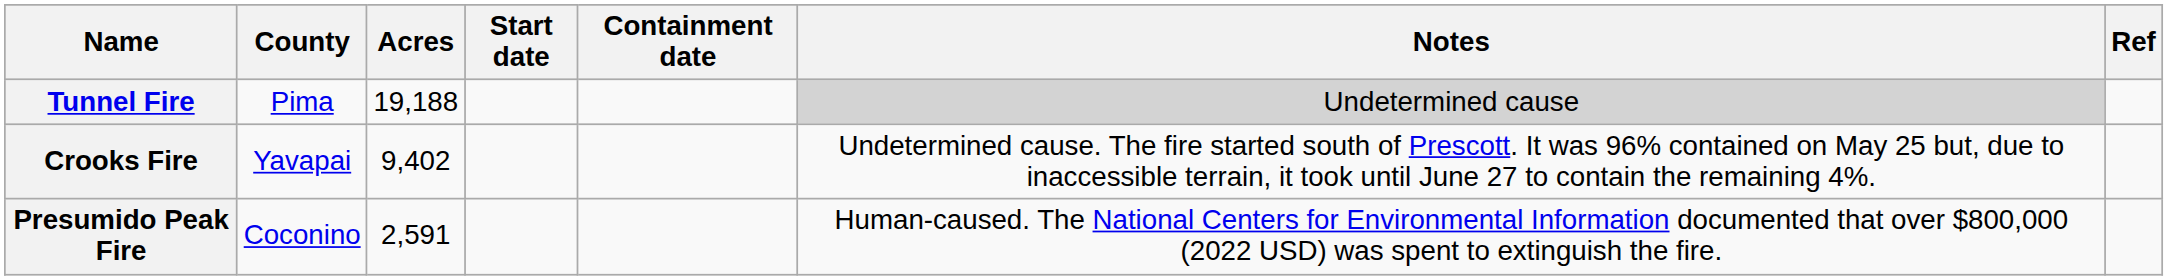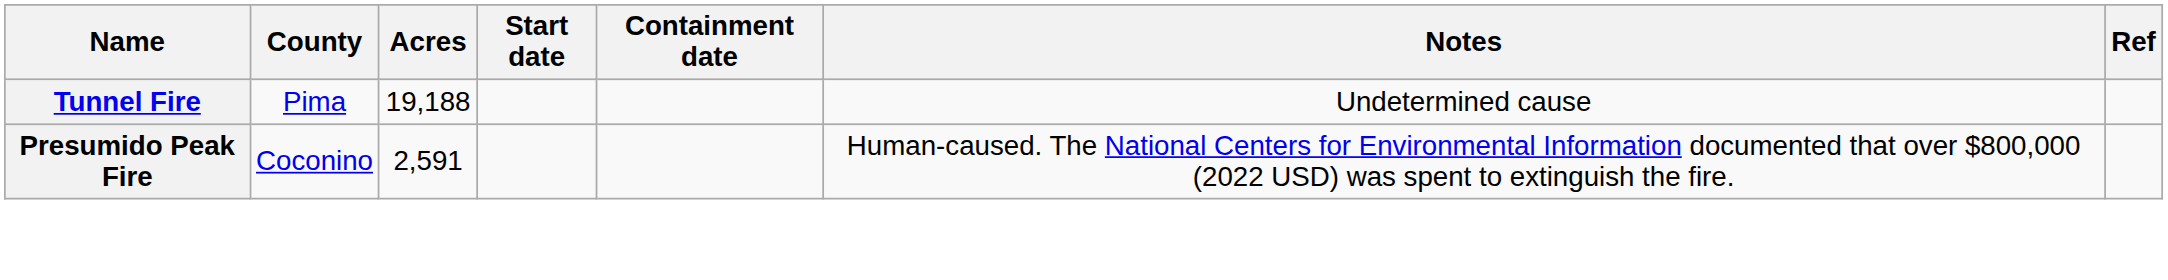(1451, 101) lightgrey background -> (1464, 101) no background
- row: (121, 160)
